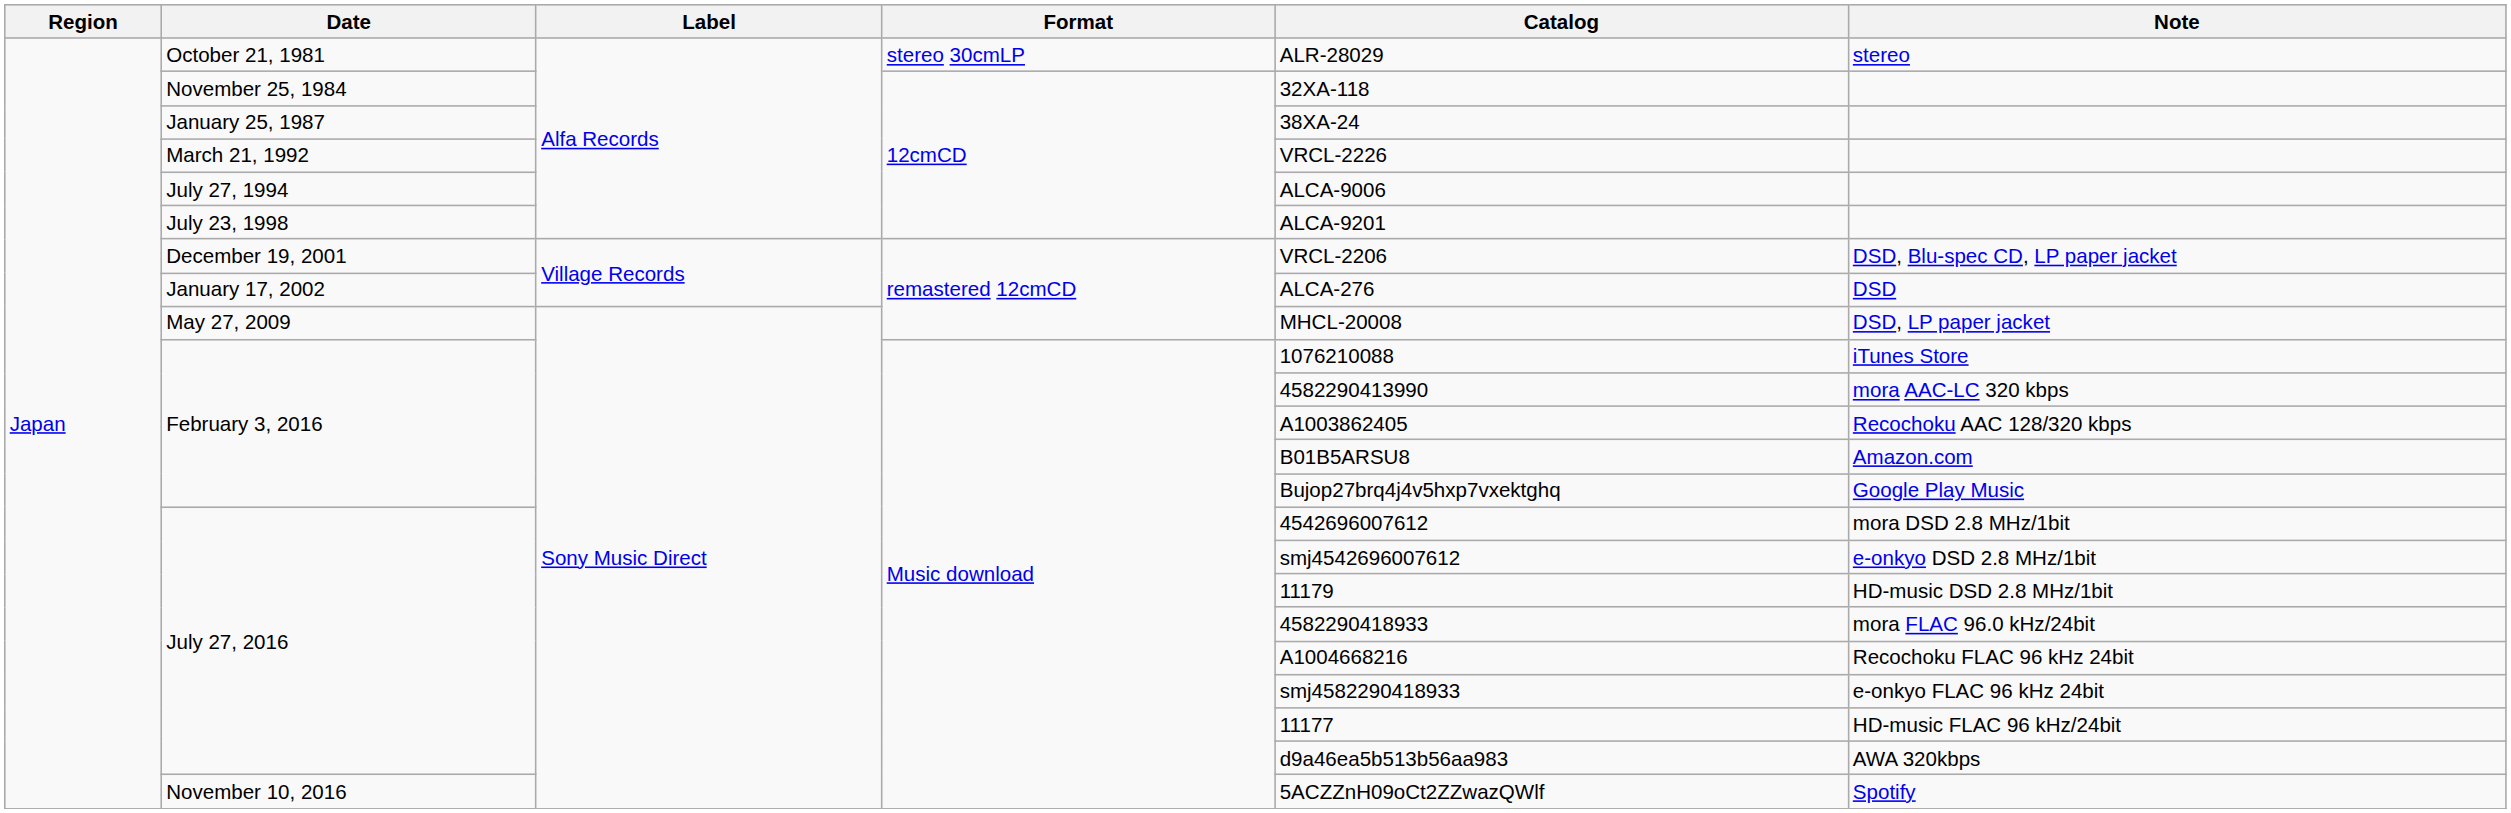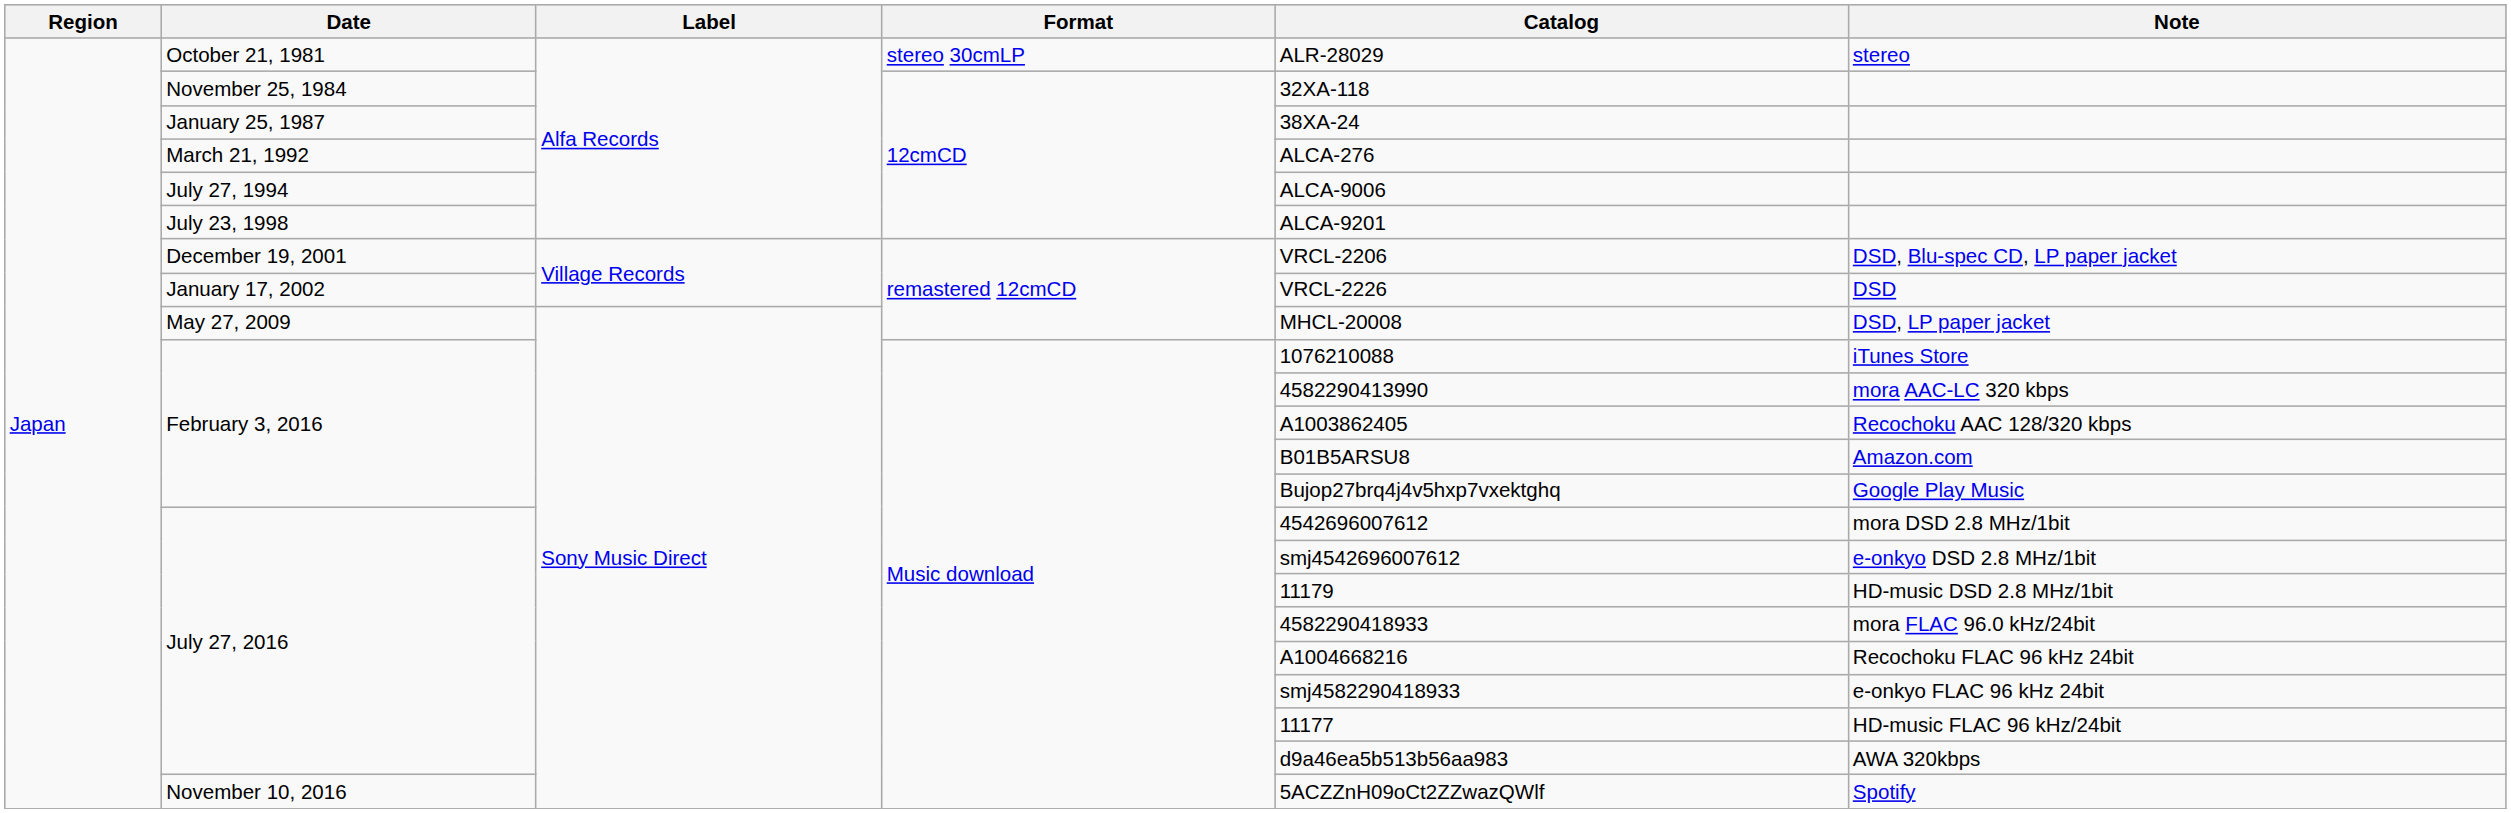(1333, 155) VRCL-2226 -> (1327, 155) ALCA-276
(1327, 289) ALCA-276 -> (1333, 289) VRCL-2226
